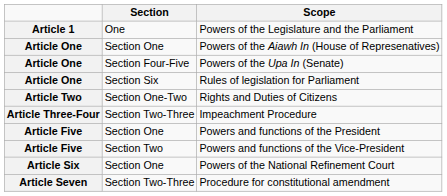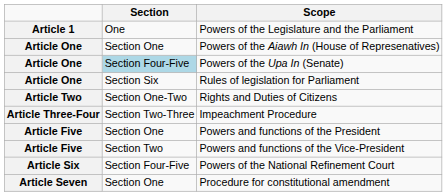(147, 64) no background -> (147, 64) lightblue background
(134, 166) Section One -> (147, 166) Section Four-Five
(150, 183) Section Two-Three -> (134, 183) Section One
